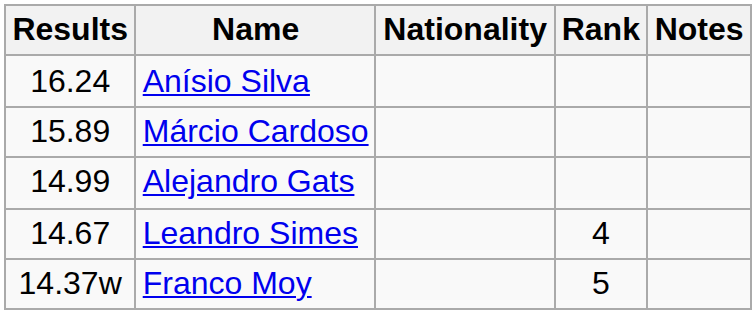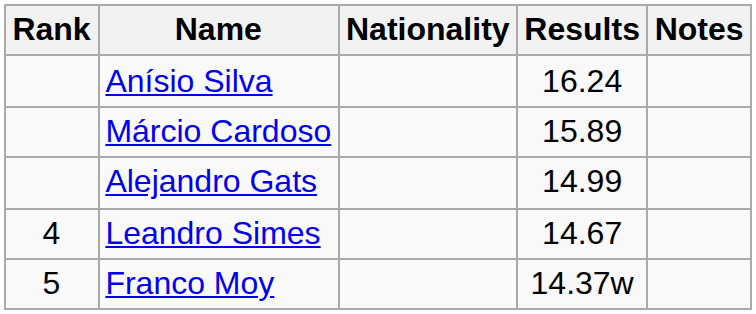columns swapped: (601, 29) <-> (70, 29)
